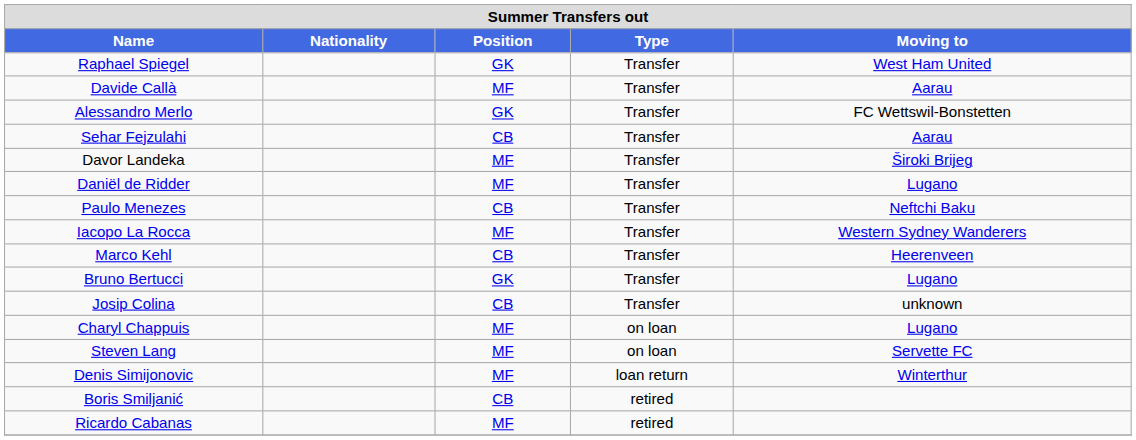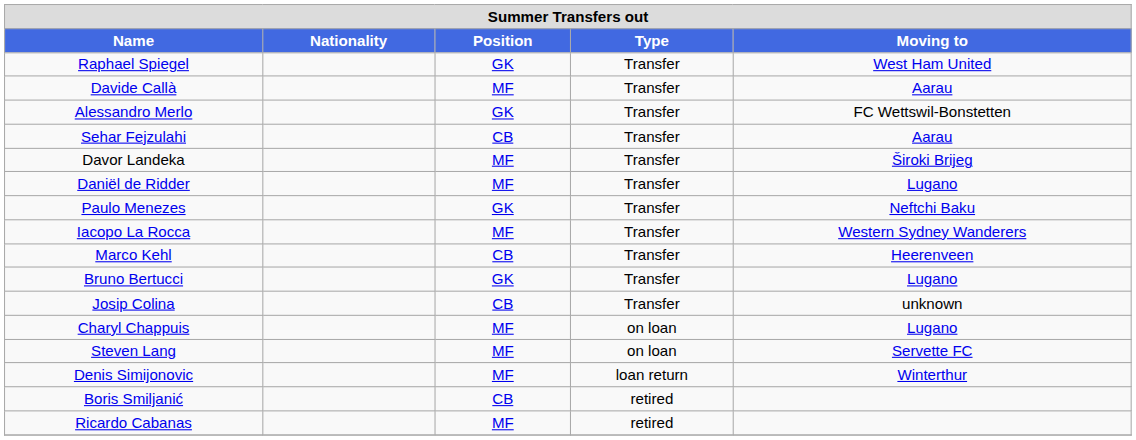(503, 208) CB -> (503, 208) GK
